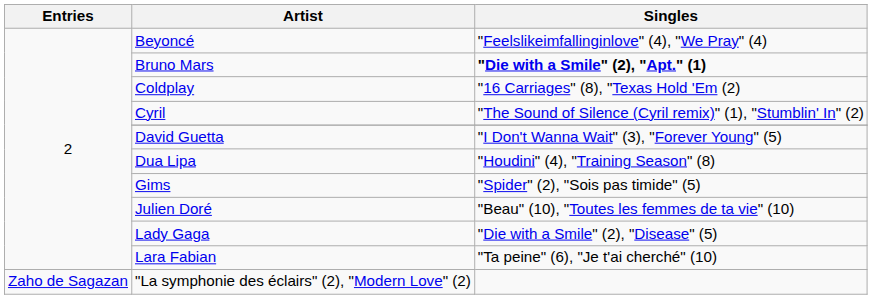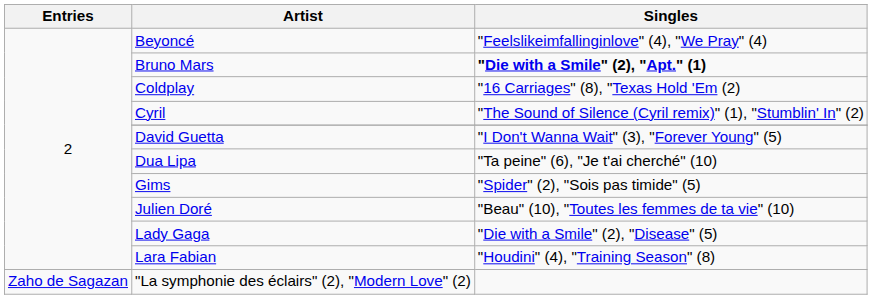(597, 161) "Houdini" (4), "Training Season" (8) -> (597, 161) "Ta peine" (6), "Je t'ai cherché" (10)
(597, 257) "Ta peine" (6), "Je t'ai cherché" (10) -> (597, 257) "Houdini" (4), "Training Season" (8)
